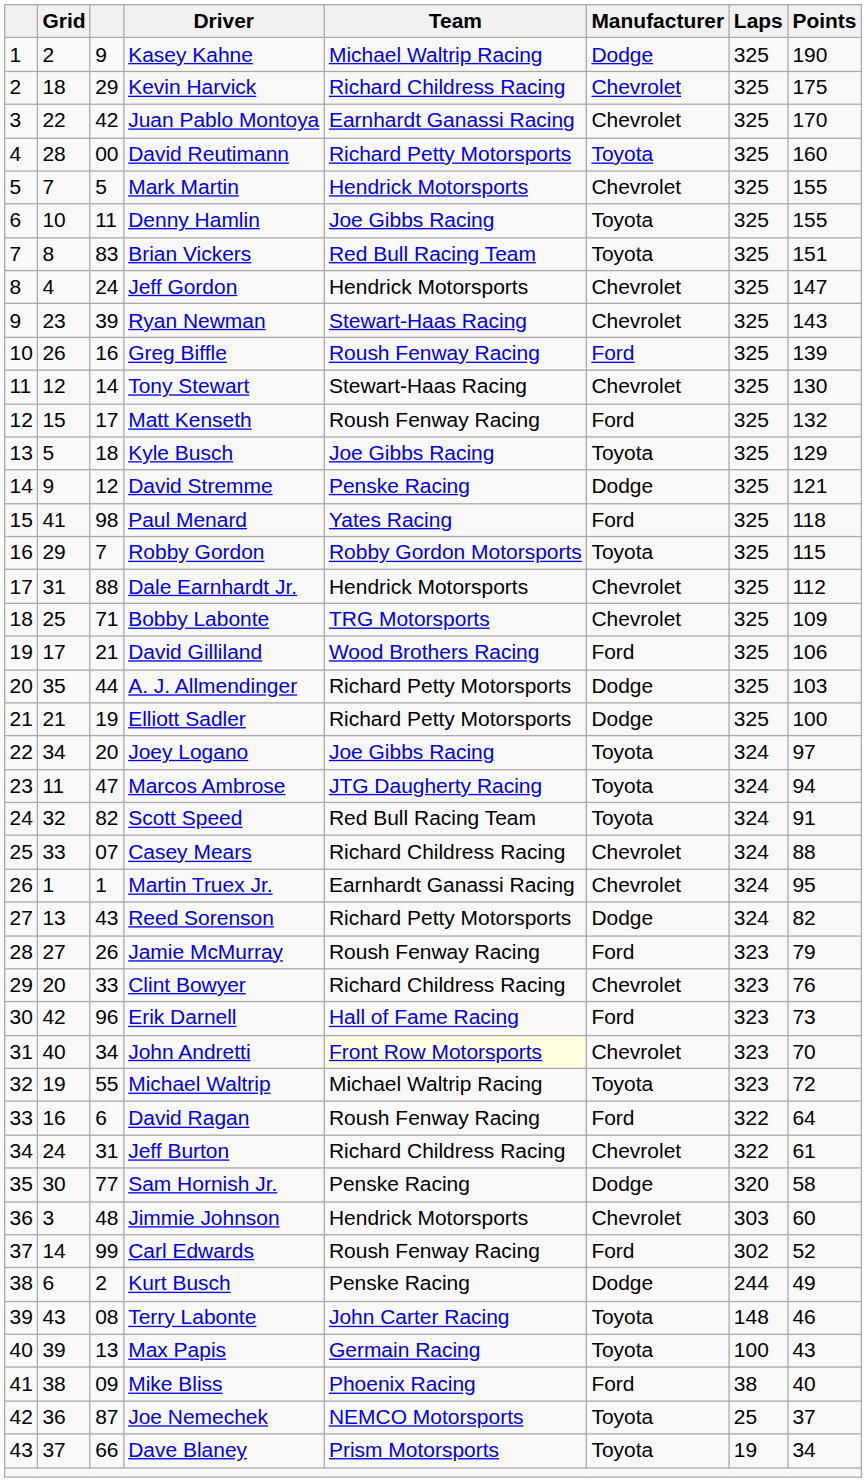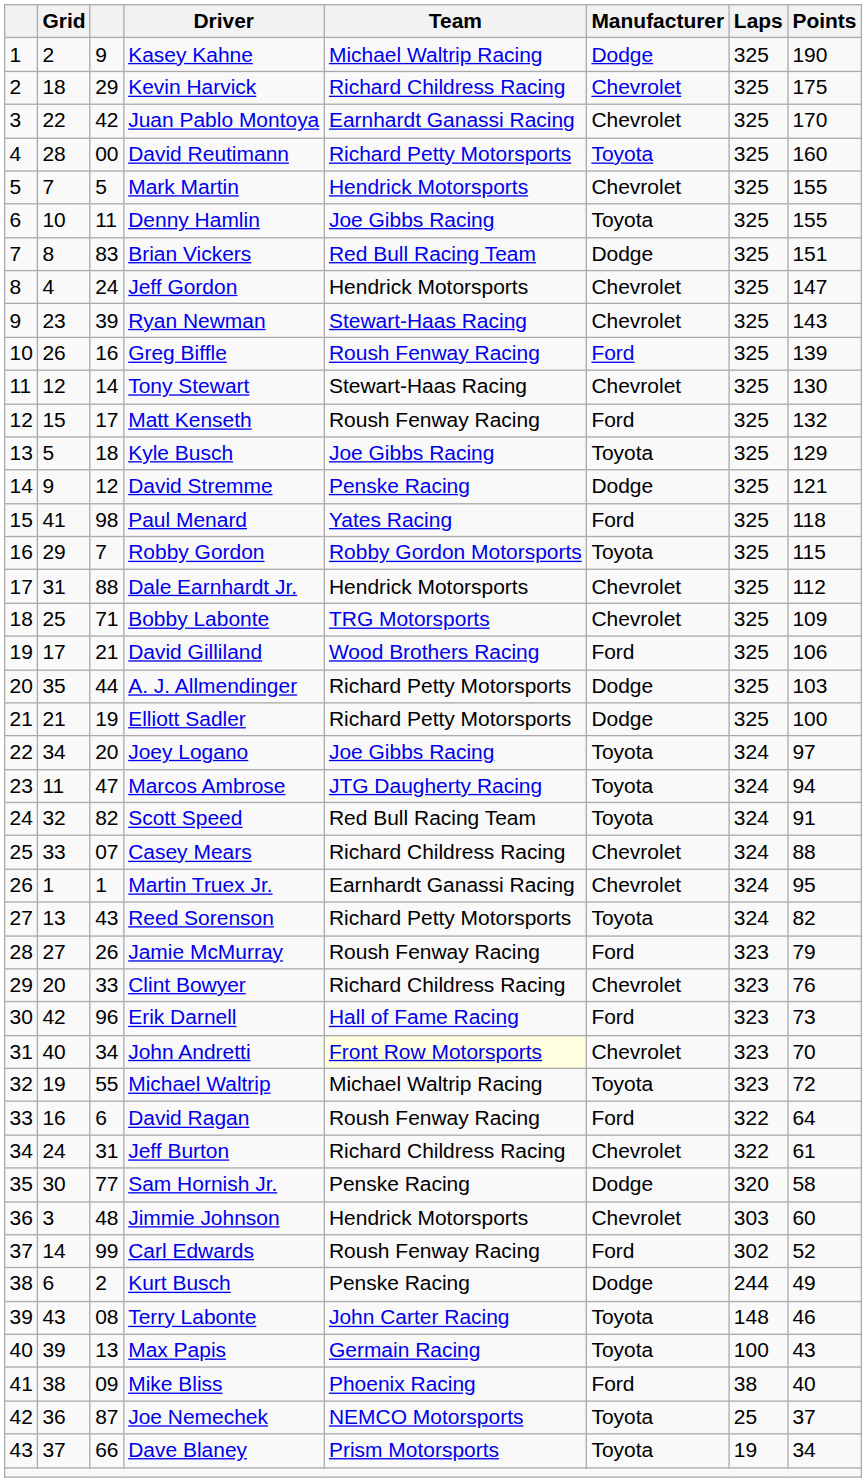(622, 253) Toyota -> (622, 253) Dodge
(622, 918) Dodge -> (622, 918) Toyota
